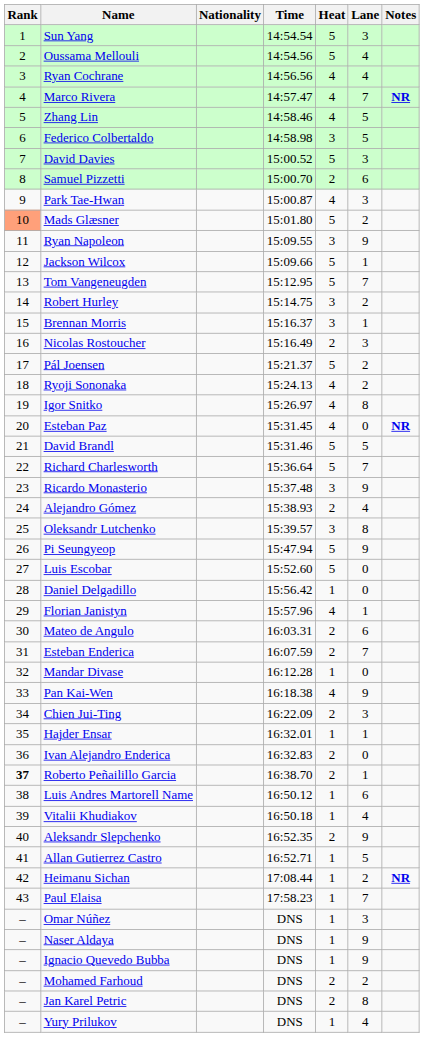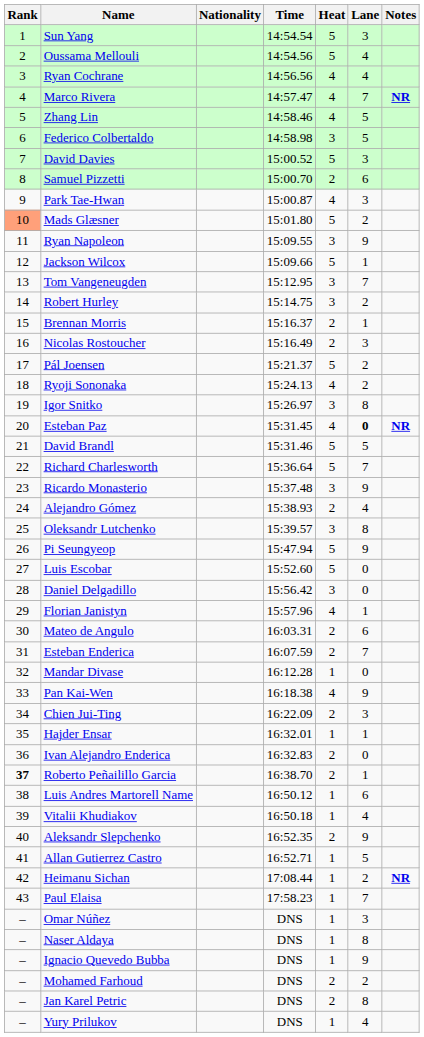(332, 281) 5 -> (332, 281) 3
(332, 323) 3 -> (332, 323) 2
(332, 405) 4 -> (332, 405) 3
(365, 425) normal -> (365, 425) bold
(332, 590) 1 -> (332, 590) 3
(365, 939) 9 -> (365, 939) 8
